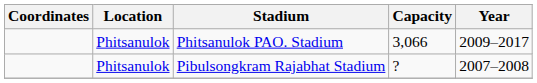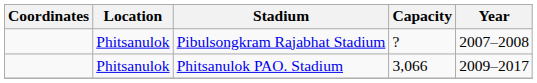rows swapped: (281, 66) <-> (260, 41)
